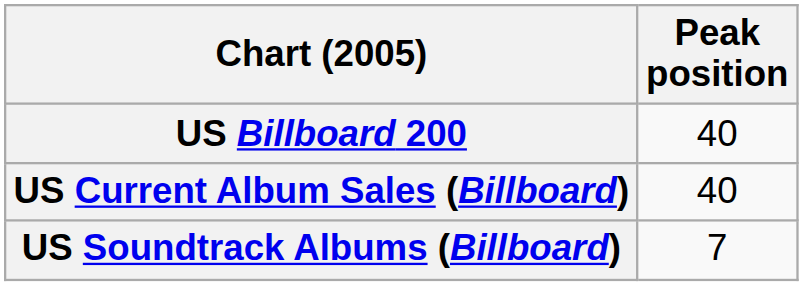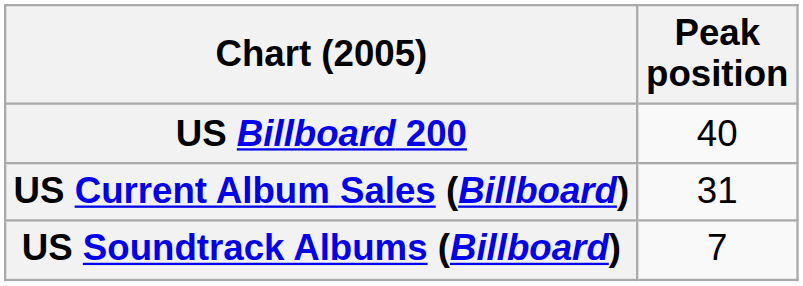(717, 190) 40 -> (717, 190) 31
